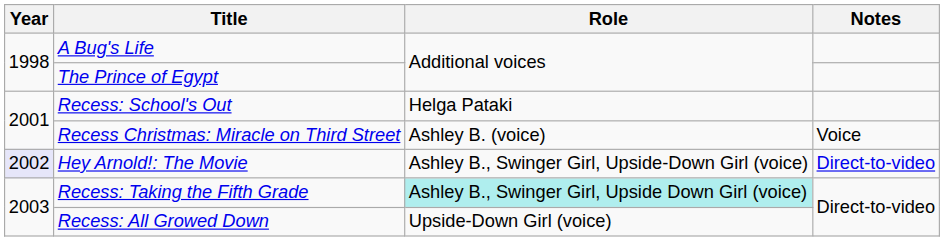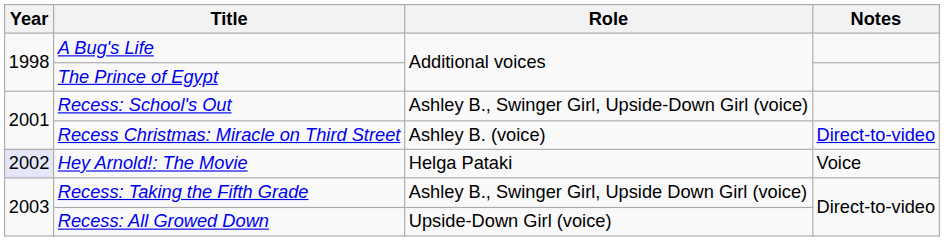(460, 105) Helga Pataki -> (608, 105) Ashley B., Swinger Girl, Upside-Down Girl (voice)
(839, 134) Voice -> (876, 134) Direct-to-video
(608, 163) Ashley B., Swinger Girl, Upside-Down Girl (voice) -> (460, 163) Helga Pataki
(876, 163) Direct-to-video -> (839, 163) Voice
(608, 192) paleturquoise background -> (608, 192) no background
